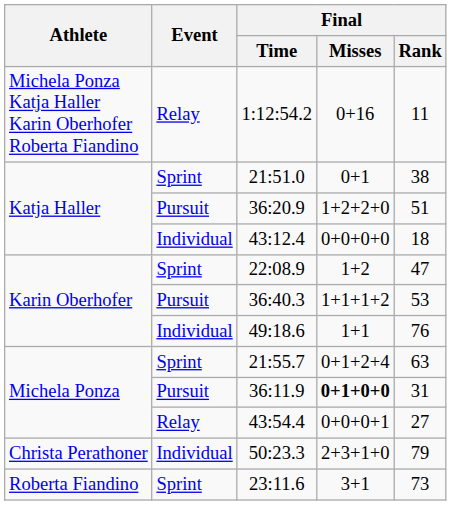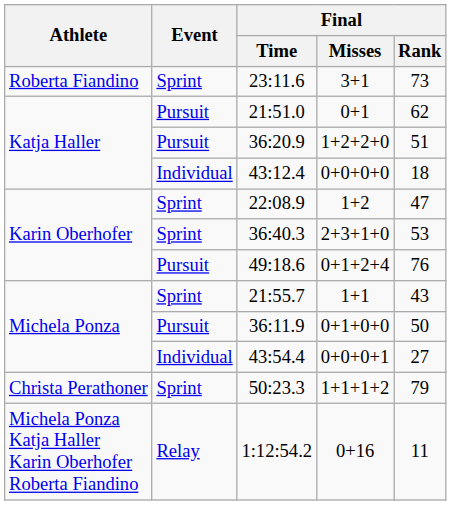rows swapped: (277, 484) <-> (277, 114)
(179, 177) Sprint -> (183, 112) Pursuit
(420, 177) 38 -> (420, 112) 62
(183, 300) Pursuit -> (179, 234) Sprint
(355, 300) 1+1+1+2 -> (355, 234) 2+3+1+0
(195, 331) Individual -> (183, 265) Pursuit
(355, 331) 1+1 -> (355, 265) 0+1+2+4
(355, 361) 0+1+2+4 -> (355, 295) 1+1
(420, 361) 63 -> (420, 295) 43
(355, 392) bold -> (355, 326) normal
(420, 392) 31 -> (420, 326) 50
(178, 423) Relay -> (195, 357) Individual
(195, 453) Individual -> (179, 387) Sprint
(355, 453) 2+3+1+0 -> (355, 387) 1+1+1+2
